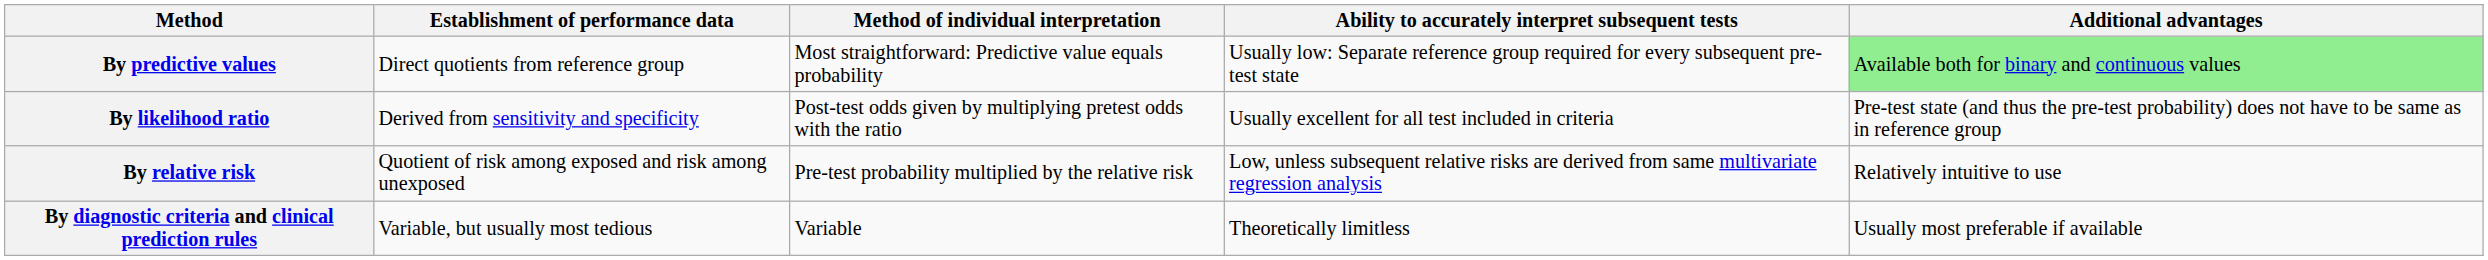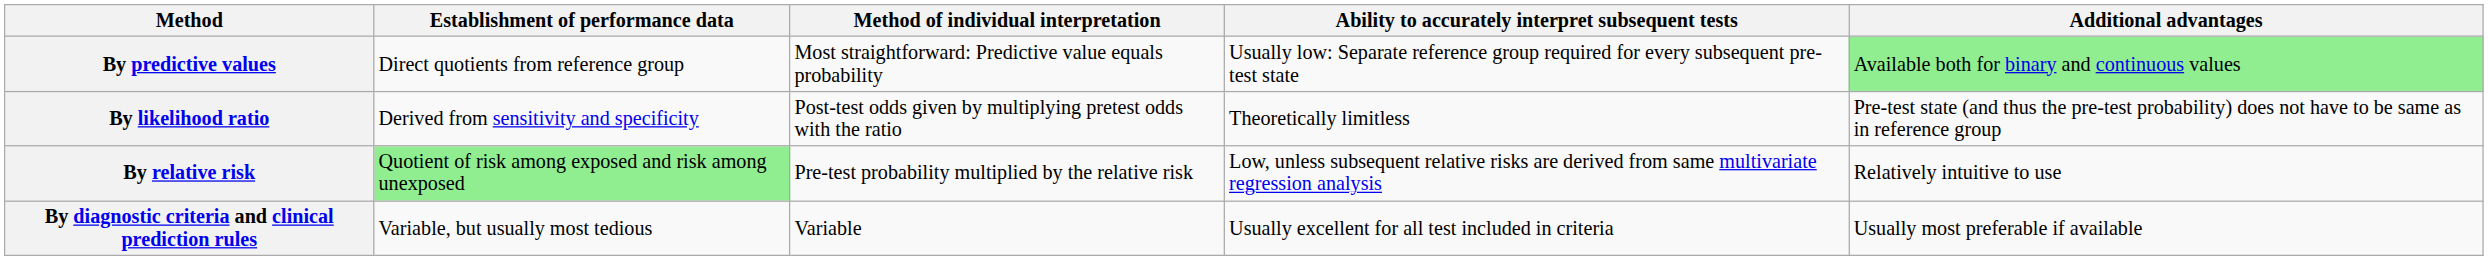(1421, 118) Usually excellent for all test included in criteria -> (1319, 118) Theoretically limitless
(573, 173) no background -> (573, 173) lightgreen background
(1319, 227) Theoretically limitless -> (1421, 227) Usually excellent for all test included in criteria
